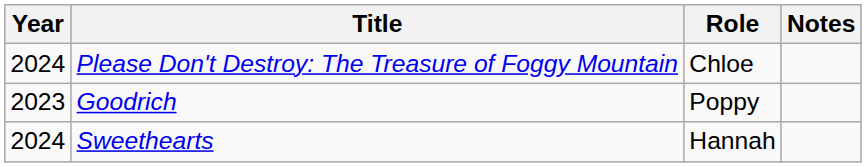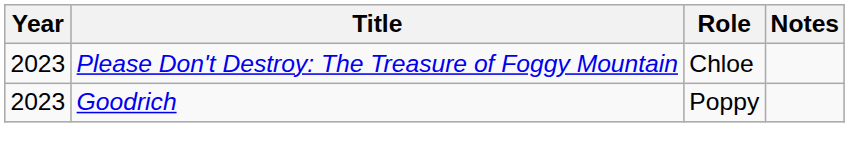(38, 63) 2024 -> (38, 63) 2023
- row: (145, 141)
